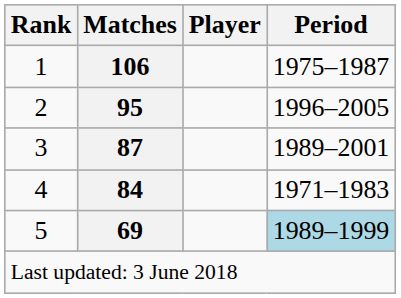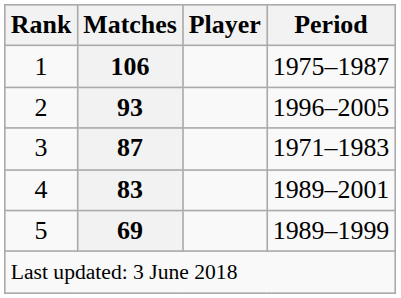(130, 107) 95 -> (130, 107) 93
(331, 148) 1989–2001 -> (331, 148) 1971–1983
(130, 189) 84 -> (130, 189) 83
(331, 189) 1971–1983 -> (331, 189) 1989–2001
(331, 230) lightblue background -> (331, 230) no background
